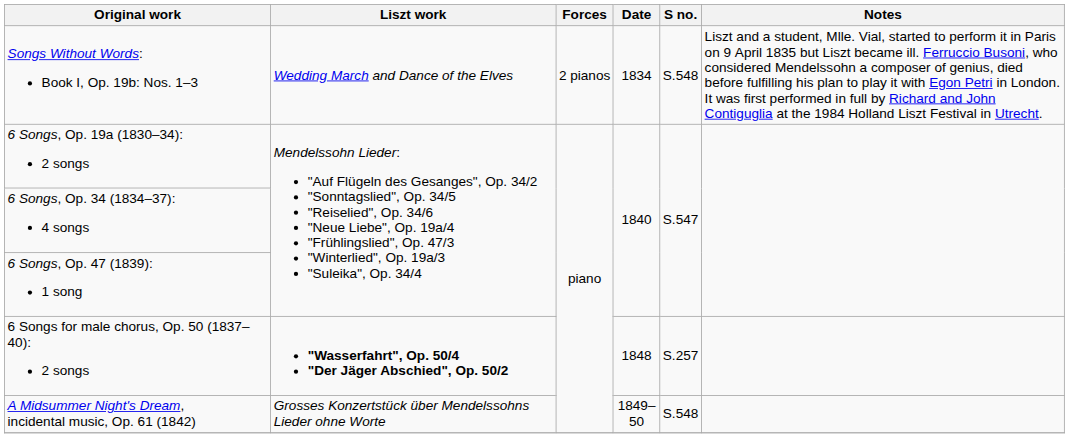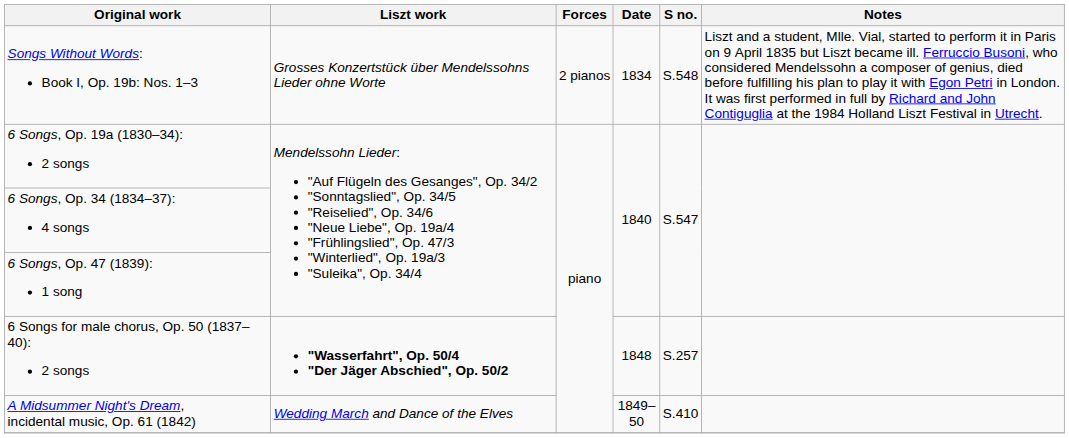(393, 75) Wedding March and Dance of the Elves -> (401, 75) Grosses Konzertstück über Mendelssohns Lieder ohne Worte
(401, 414) Grosses Konzertstück über Mendelssohns Lieder ohne Worte -> (393, 414) Wedding March and Dance of the Elves
(681, 414) S.548 -> (681, 414) S.410
